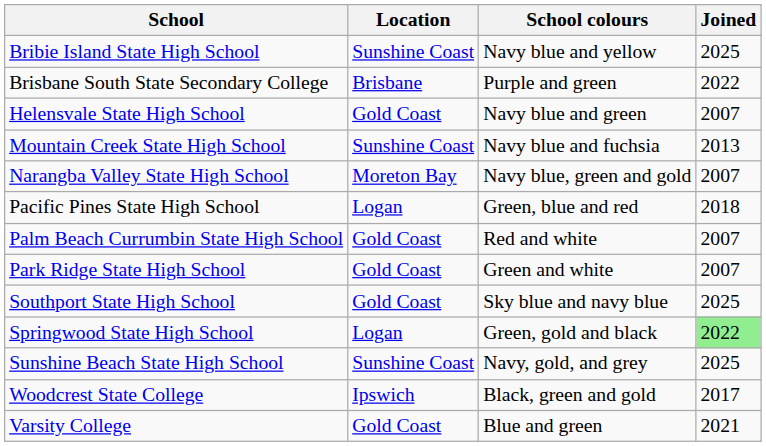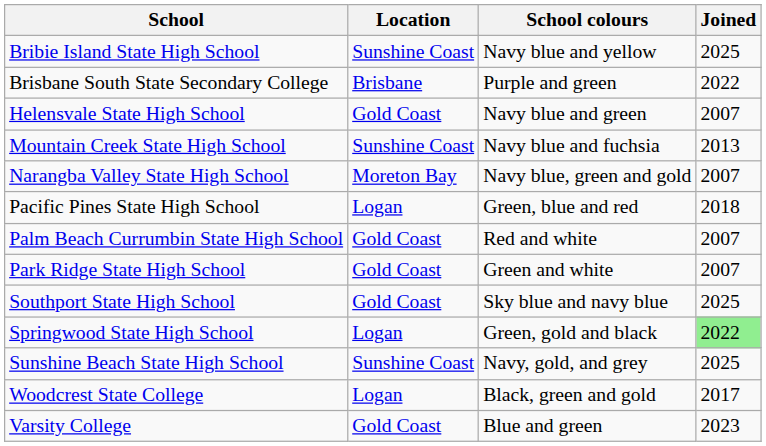(383, 394) Ipswich -> (377, 394) Logan
(720, 425) 2021 -> (720, 425) 2023
